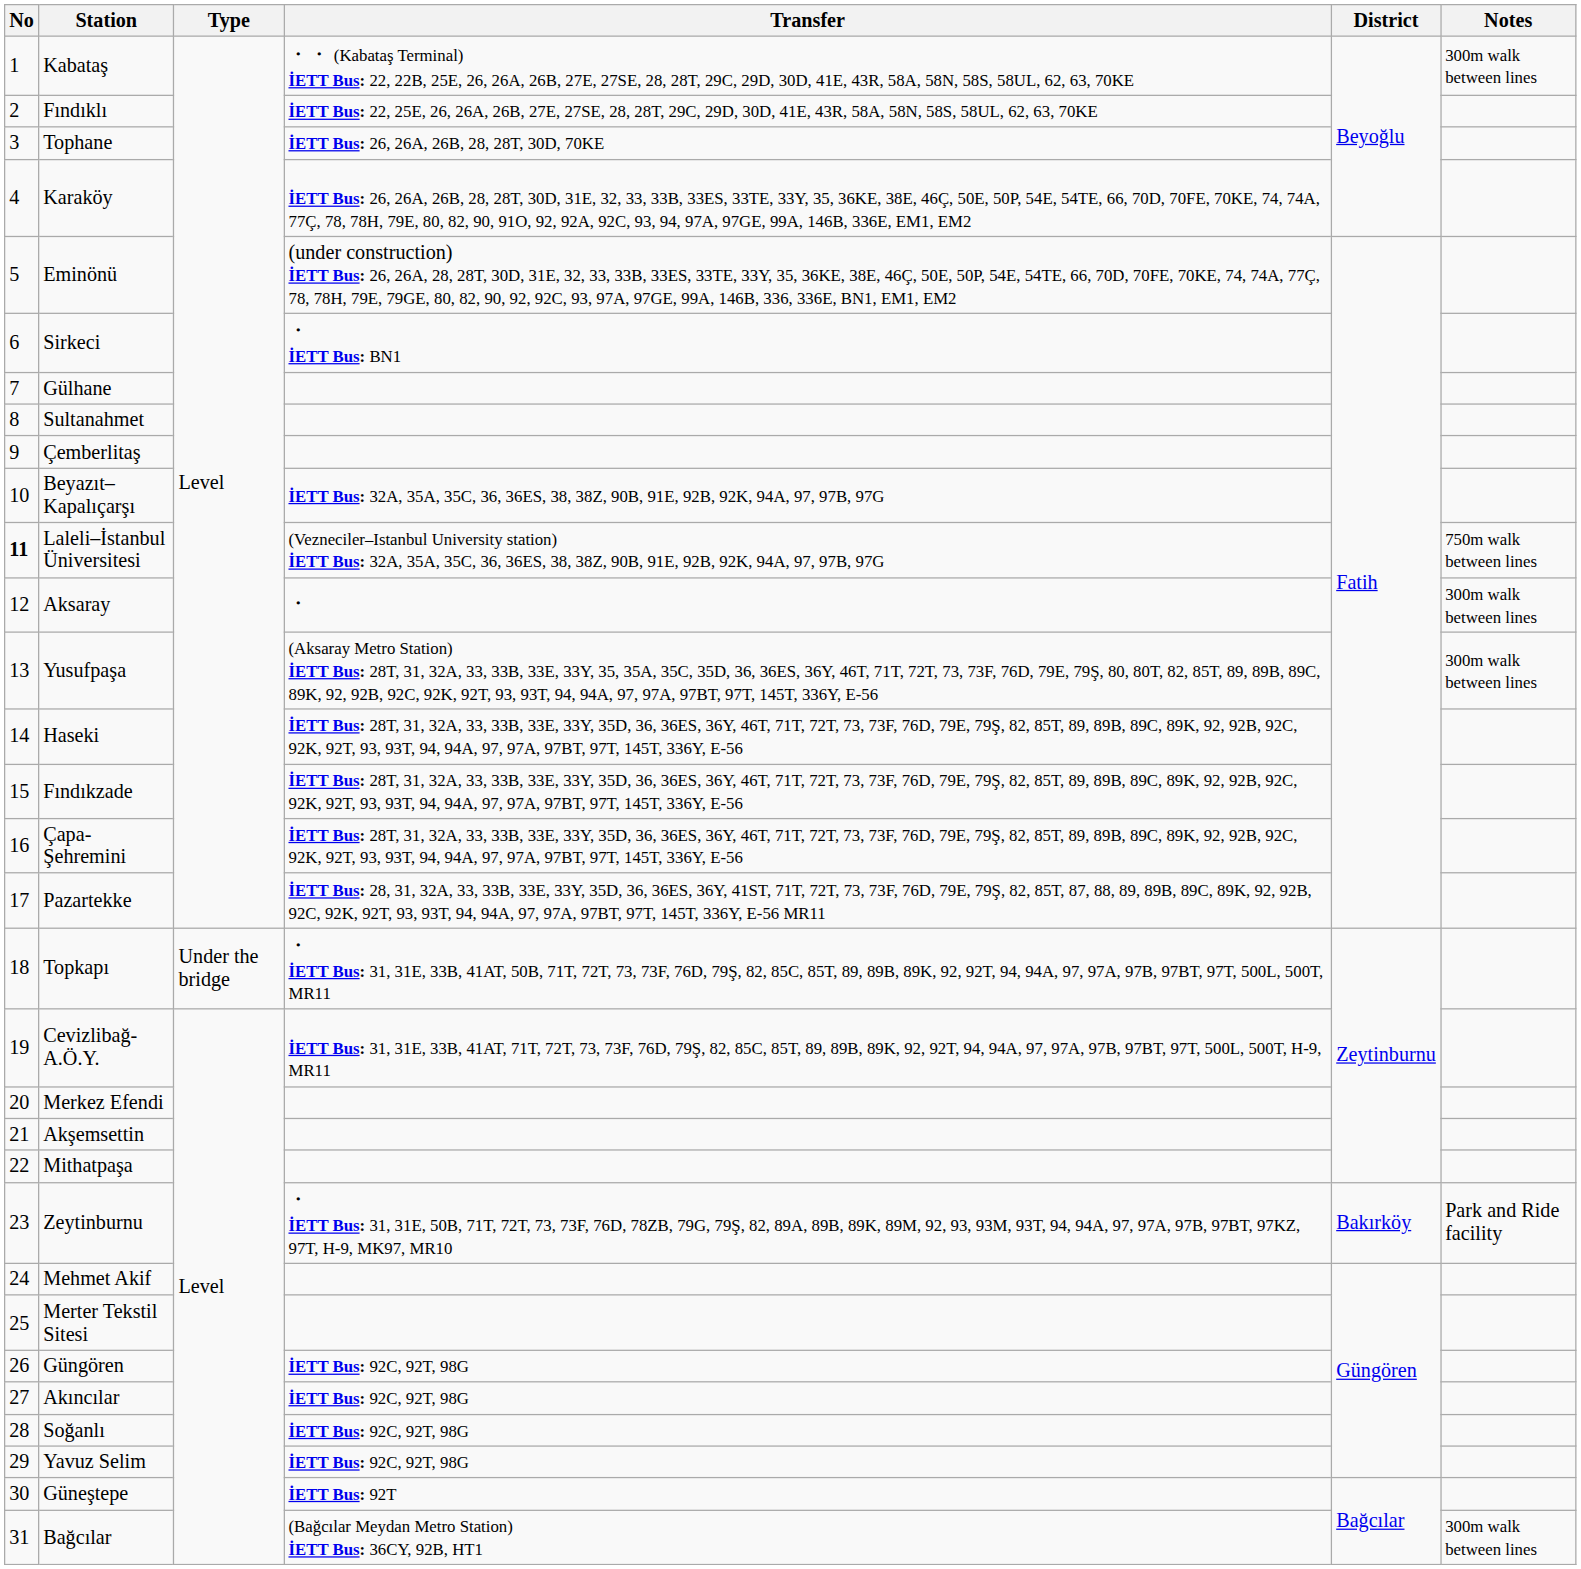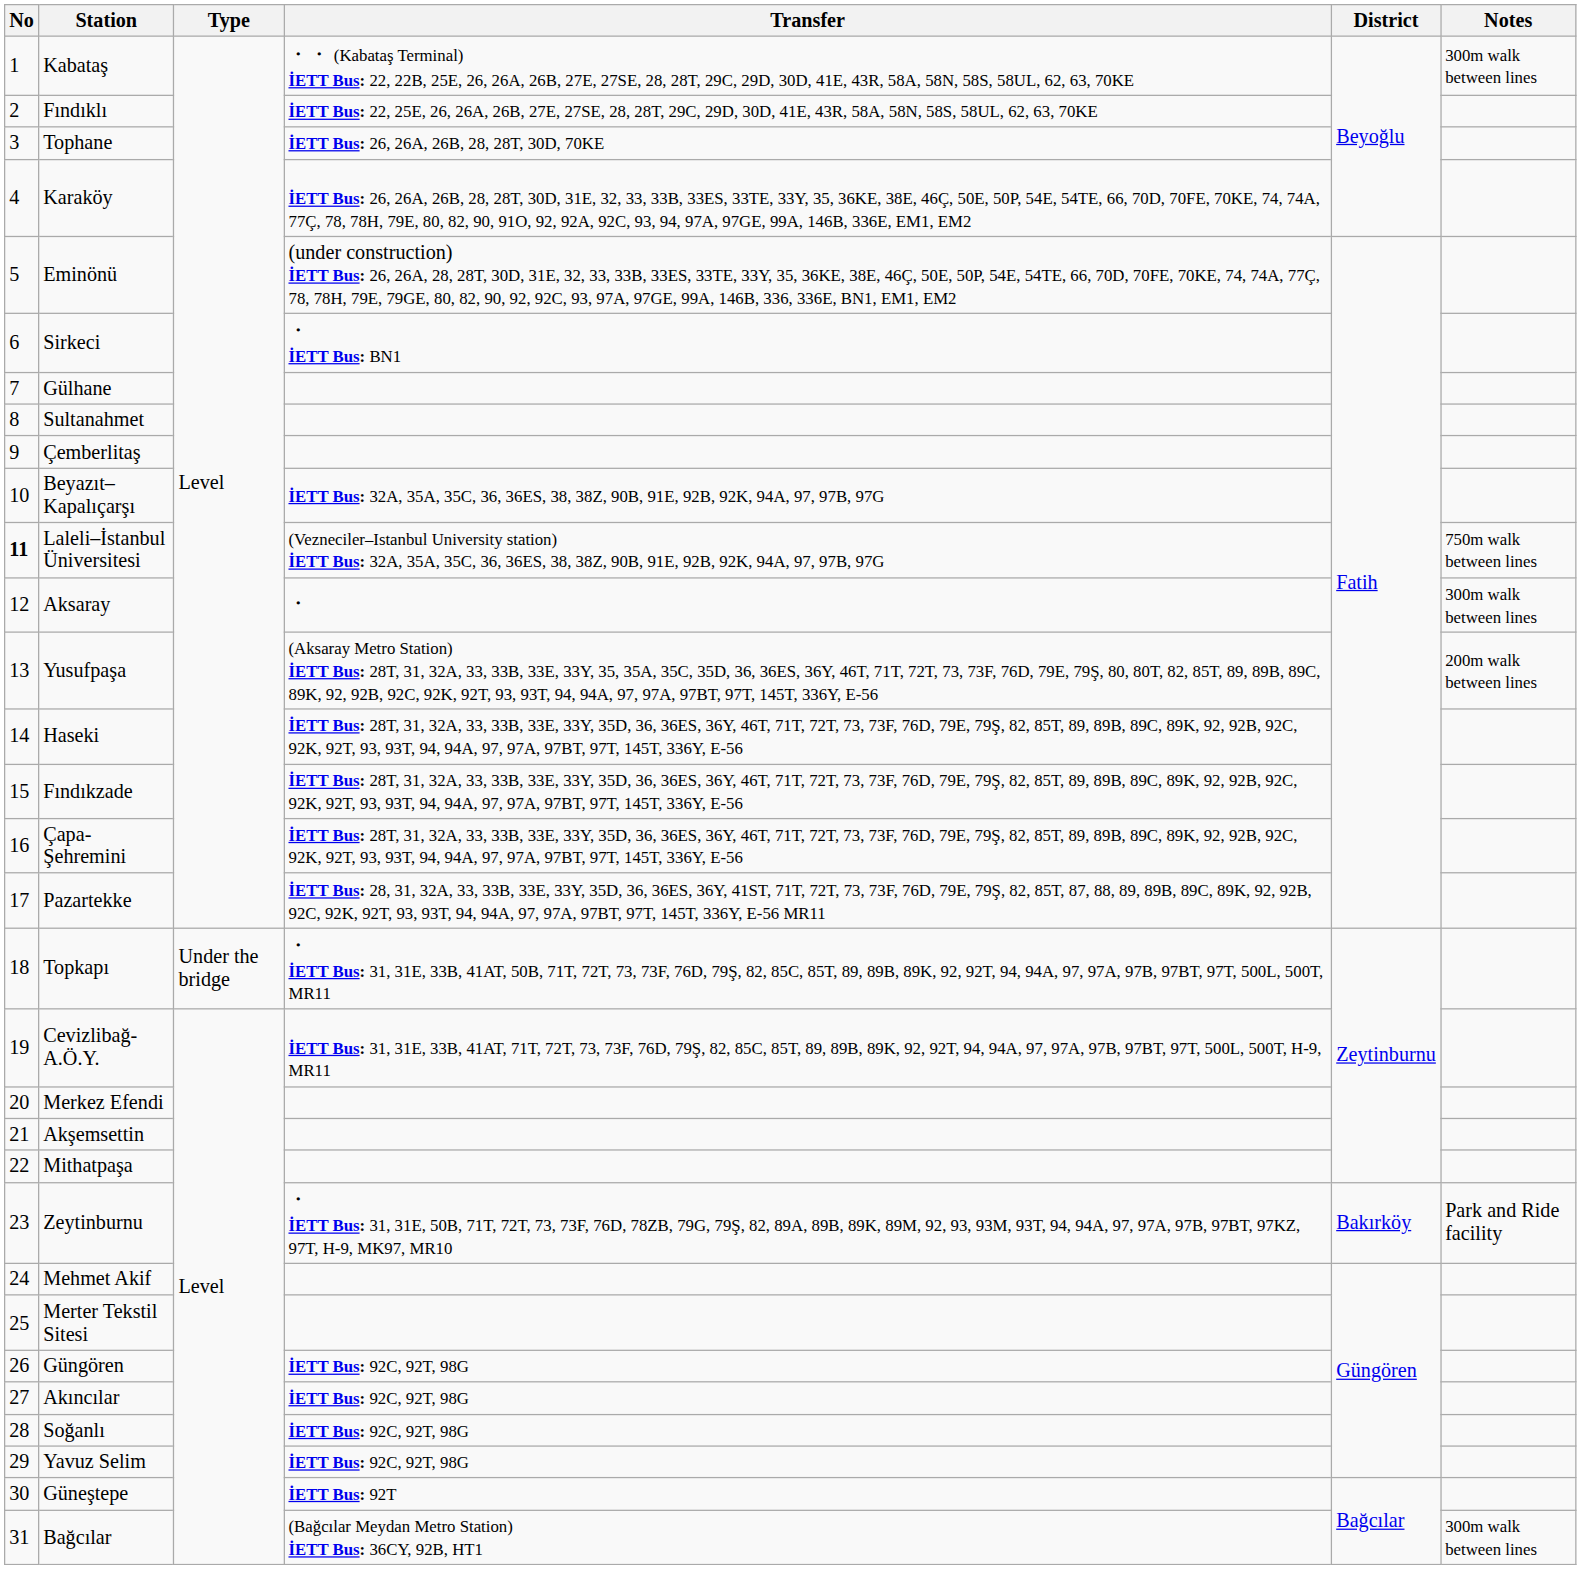(1491, 671) 300m walk between lines -> (1491, 671) 200m walk between lines
